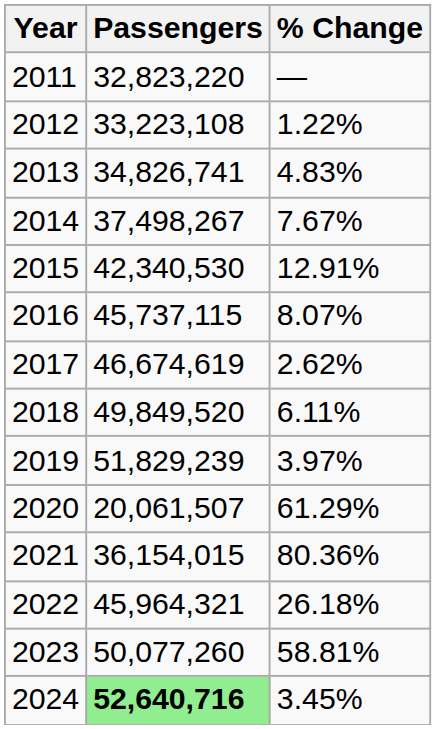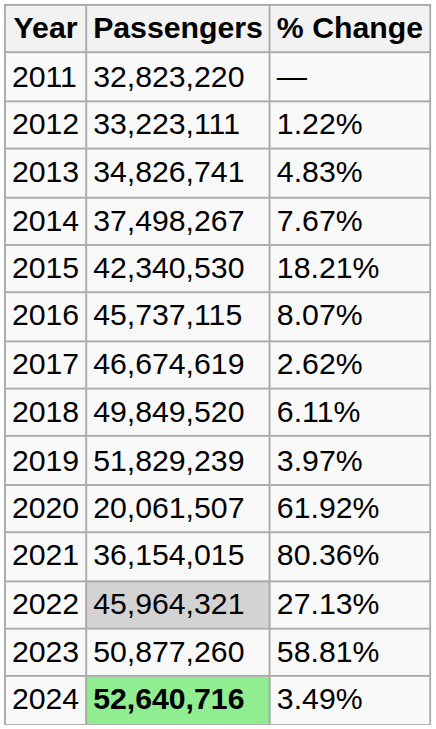(169, 124) 33,223,108 -> (167, 124) 33,223,111
(328, 268) 12.91% -> (328, 268) 18.21%
(328, 508) 61.29% -> (328, 508) 61.92%
(169, 603) no background -> (169, 603) lightgrey background
(328, 603) 26.18% -> (328, 603) 27.13%
(169, 651) 50,077,260 -> (169, 651) 50,877,260
(320, 699) 3.45% -> (320, 699) 3.49%
